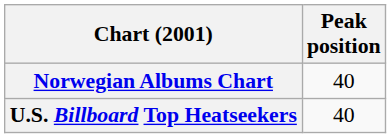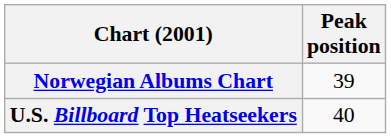(344, 80) 40 -> (344, 80) 39
